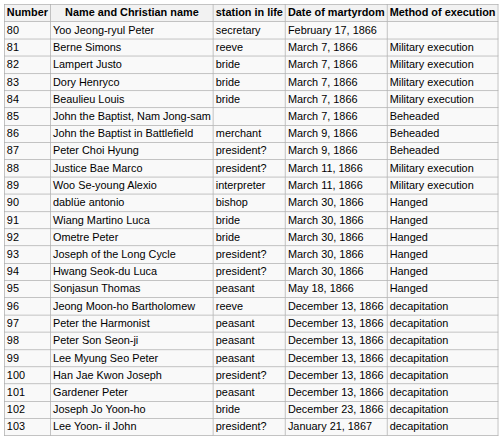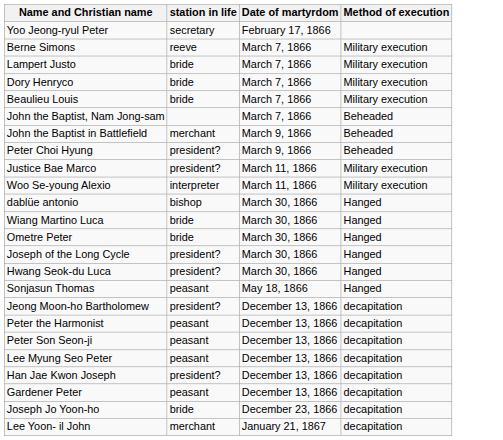- column: (27, 13)
(229, 306) reeve -> (195, 306) president?
(241, 427) president? -> (192, 427) merchant
